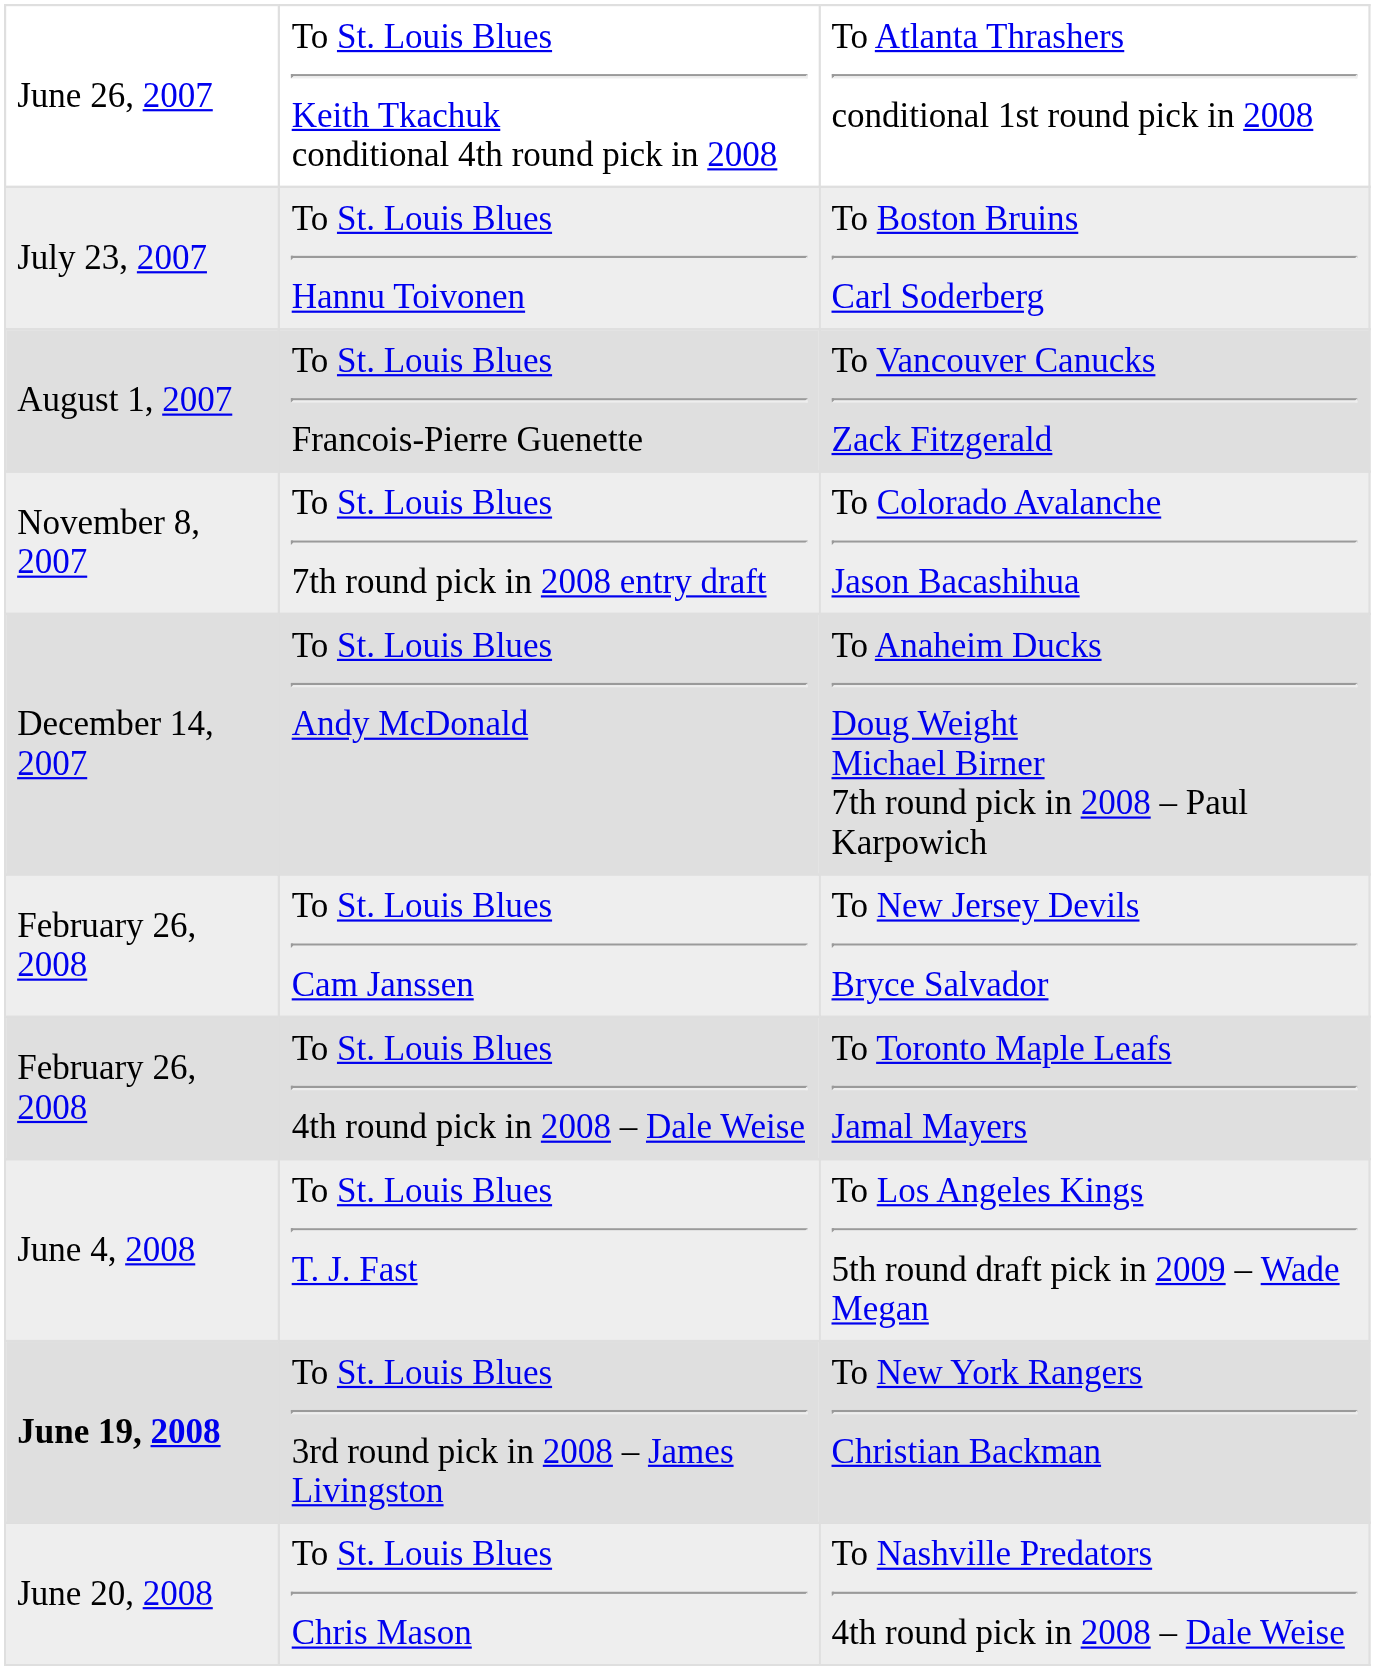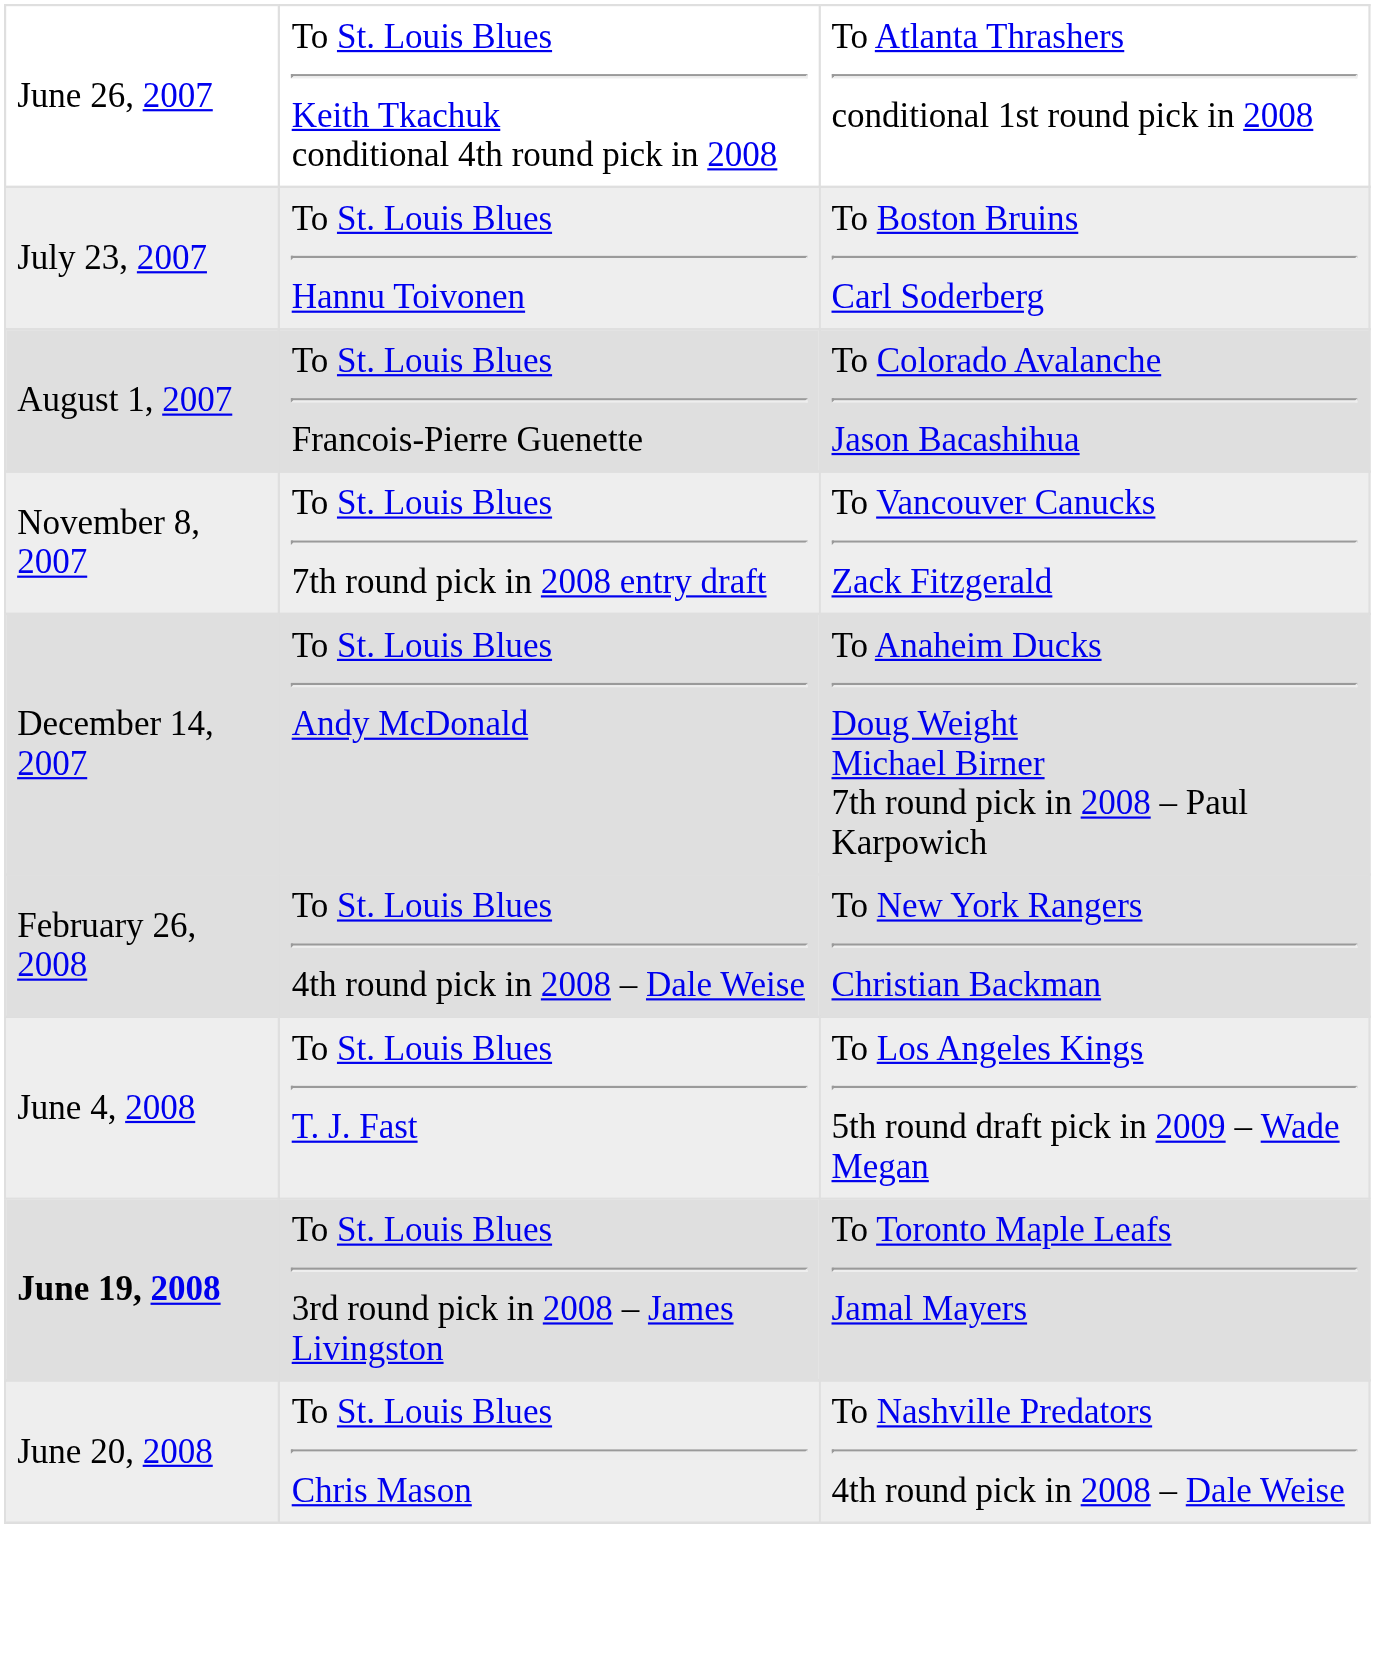(1094, 399) To Vancouver Canucks Zack Fitzgerald -> (1094, 399) To Colorado Avalanche Jason Bacashihua
(1094, 542) To Colorado Avalanche Jason Bacashihua -> (1094, 542) To Vancouver Canucks Zack Fitzgerald
- row: (550, 945)
(1094, 1087) To Toronto Maple Leafs Jamal Mayers -> (1094, 945) To New York Rangers Christian Backman
(1094, 1411) To New York Rangers Christian Backman -> (1094, 1269) To Toronto Maple Leafs Jamal Mayers
